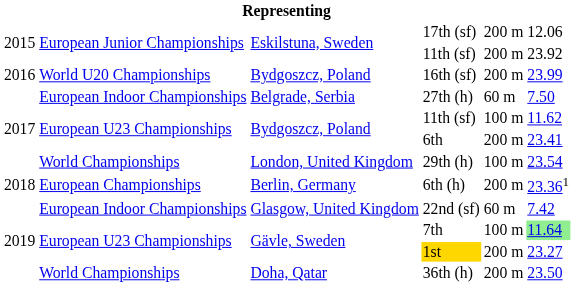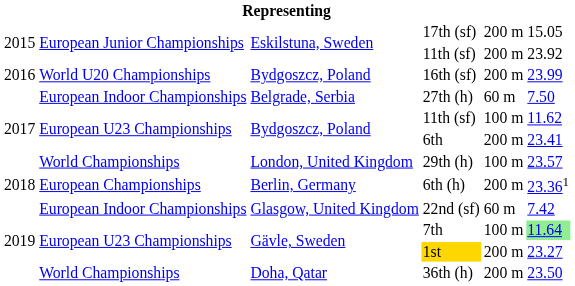(545, 32) 12.06 -> (545, 32) 15.05
(545, 161) 23.54 -> (545, 161) 23.57
